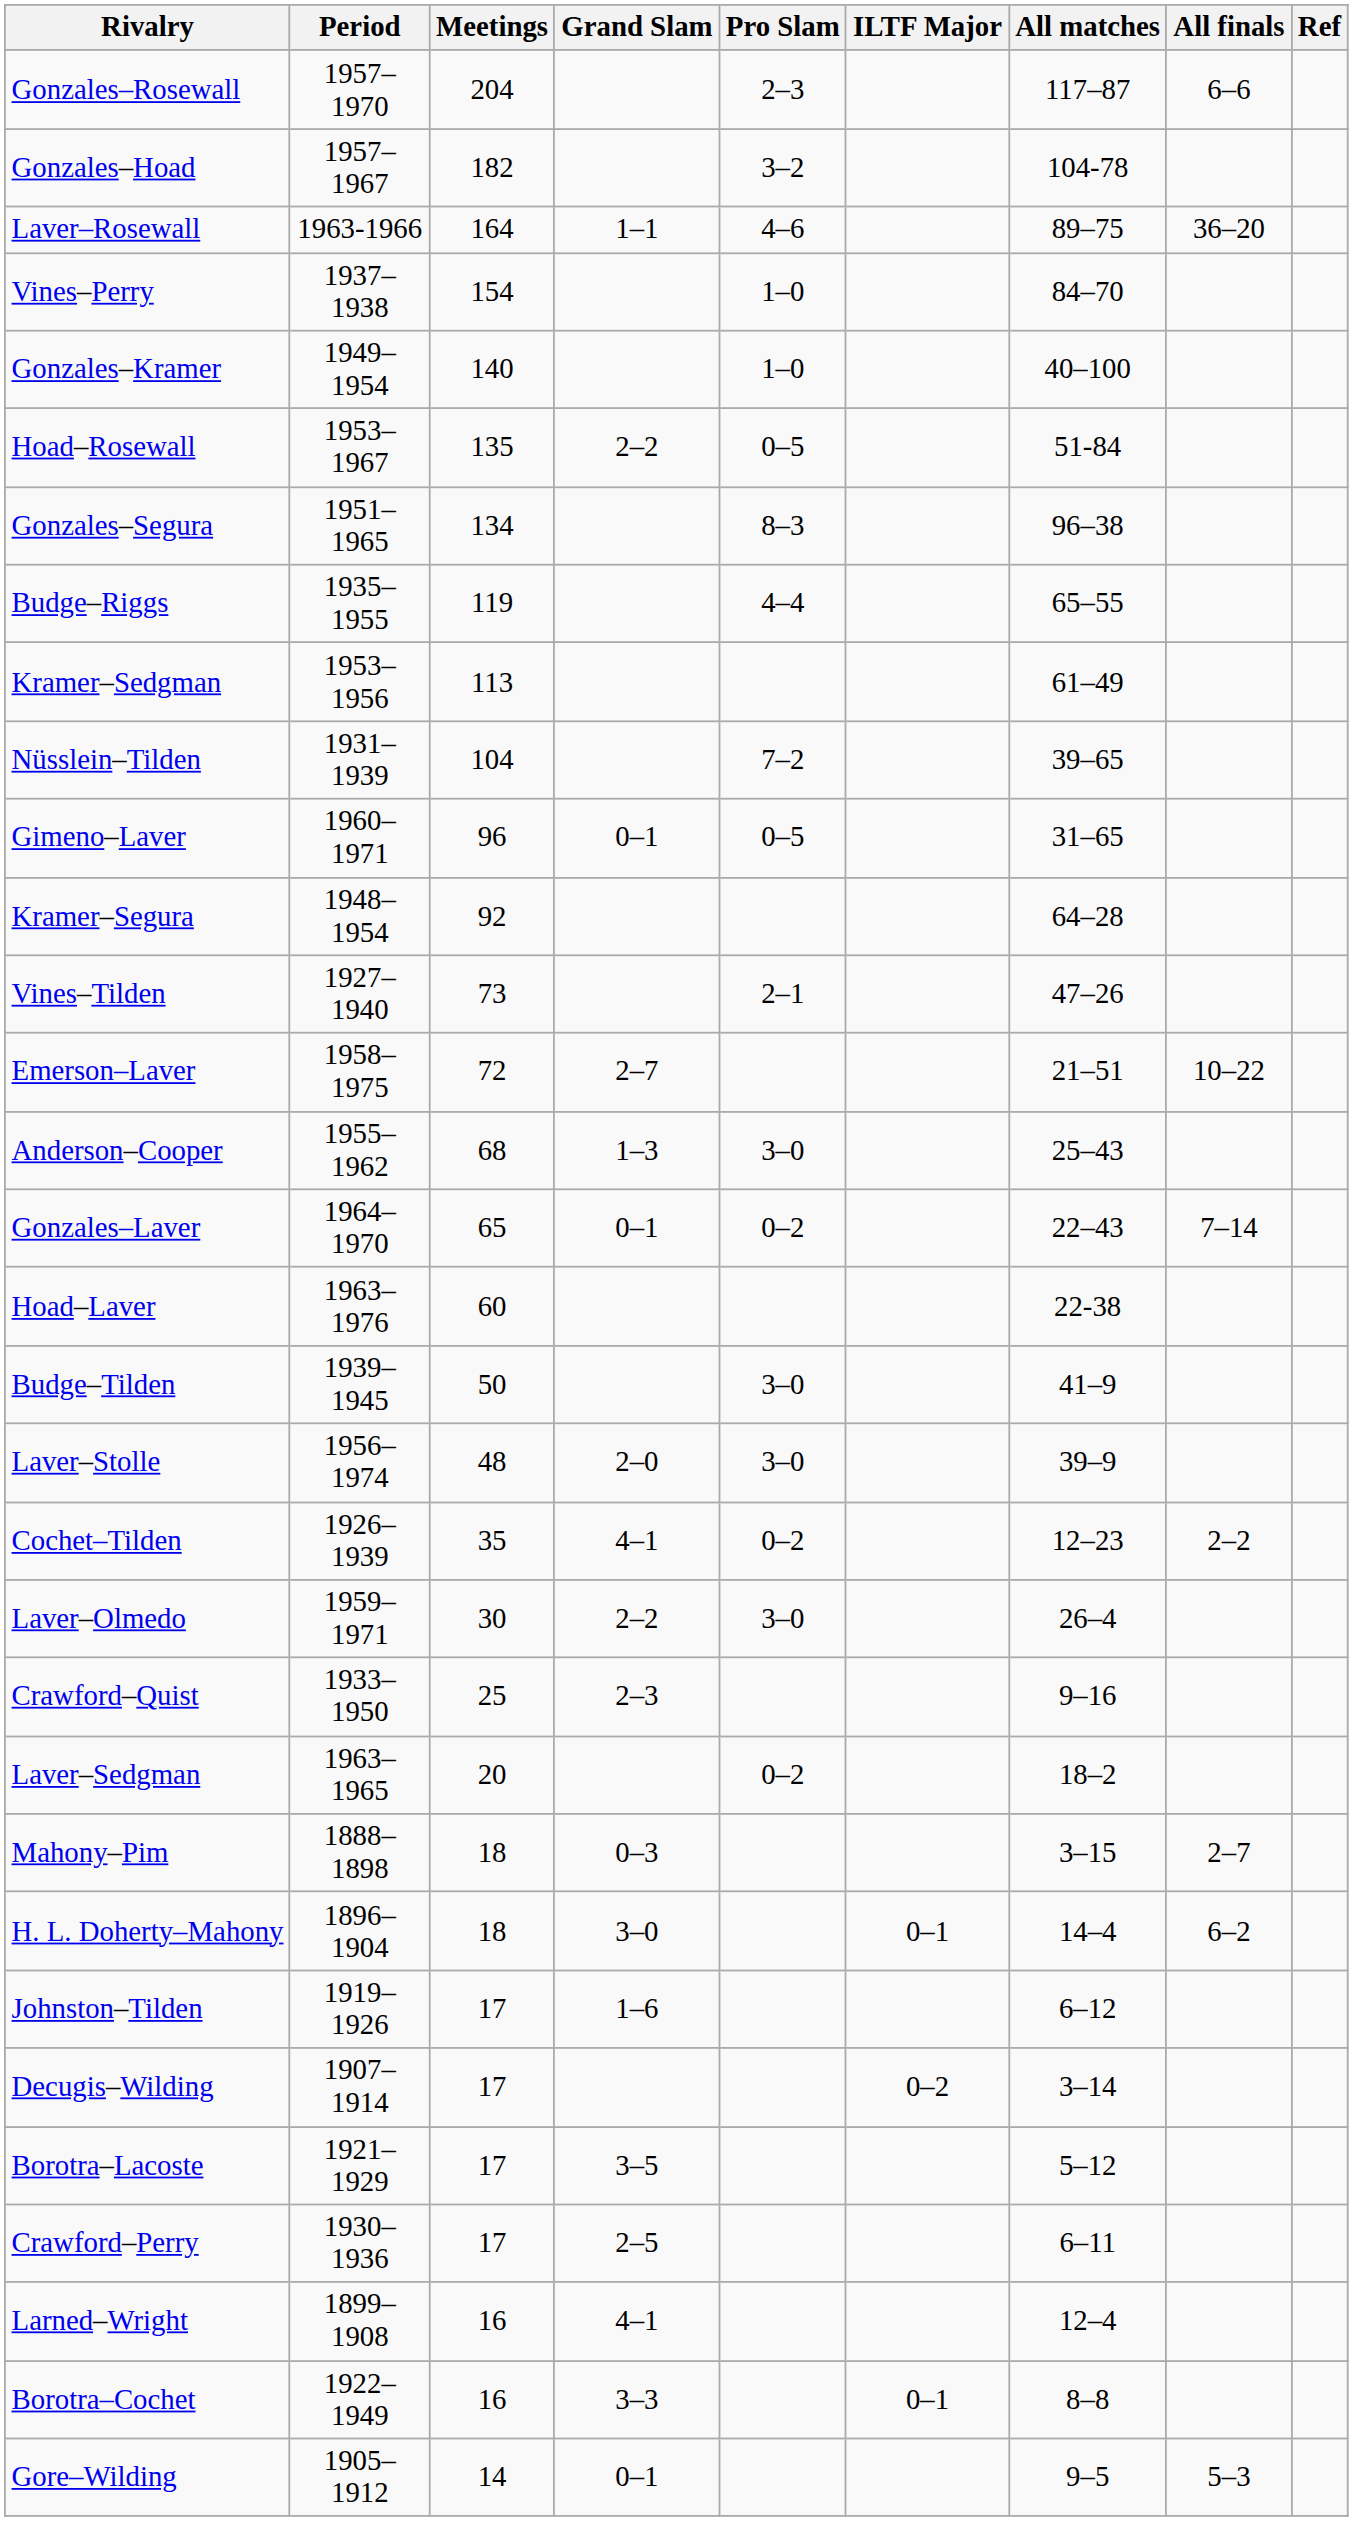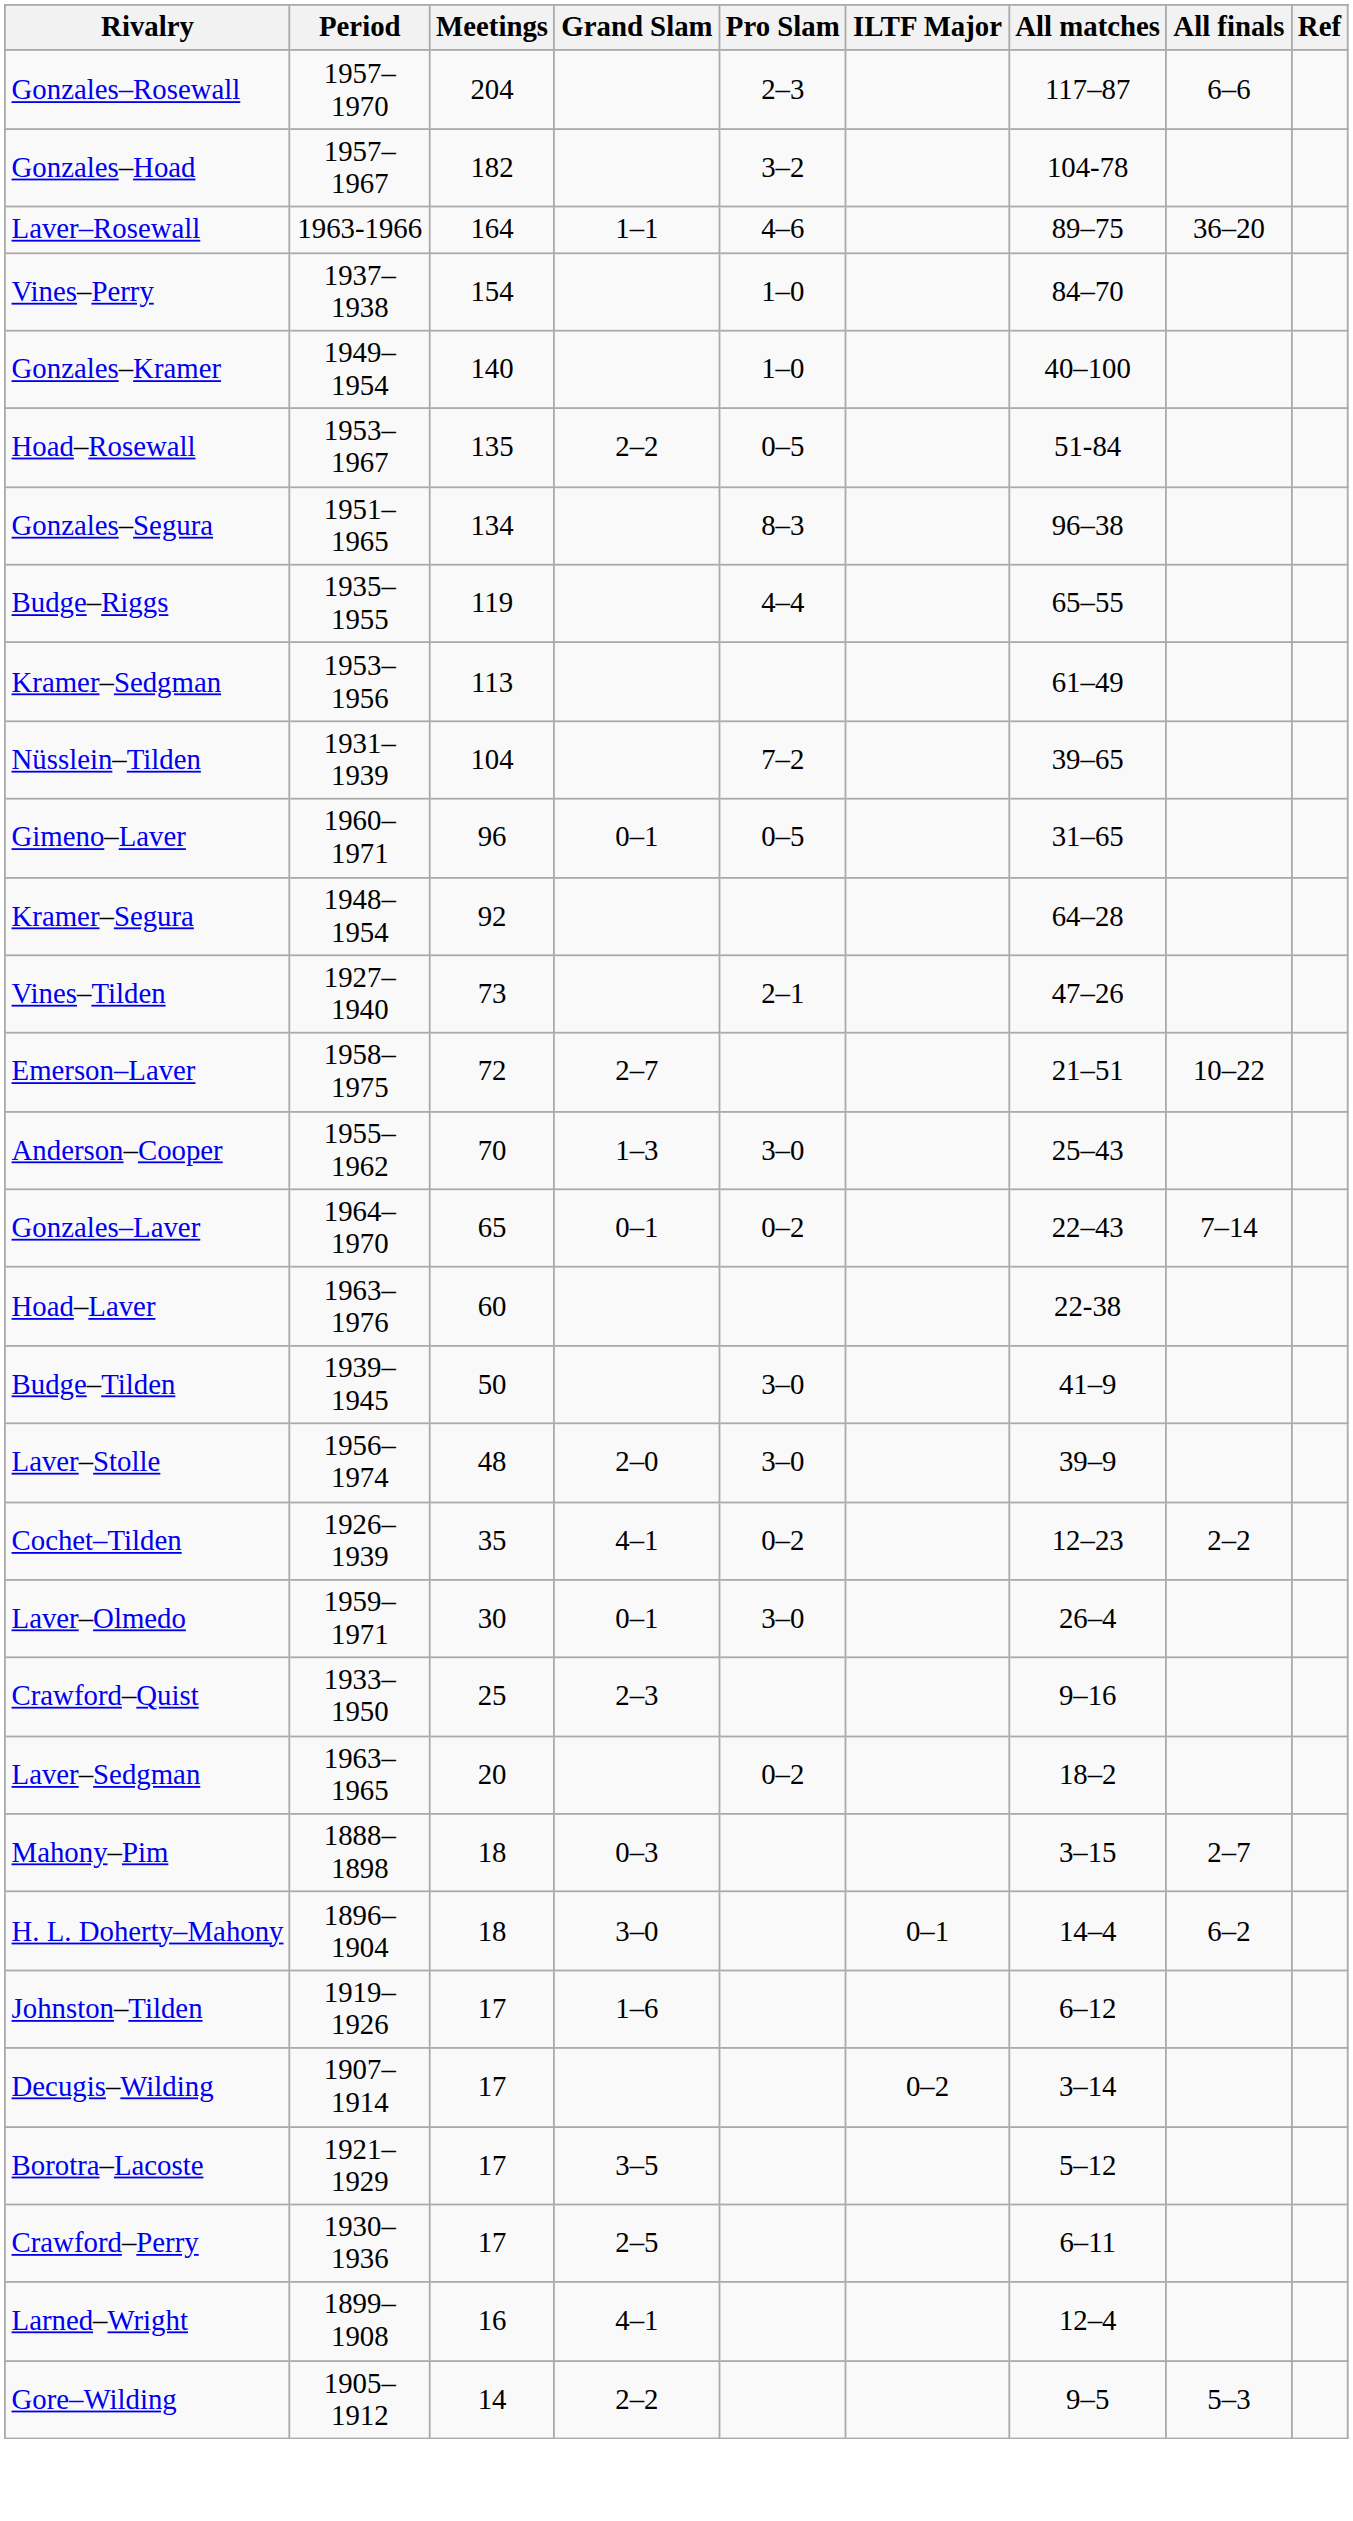(492, 1149) 68 -> (492, 1149) 70
(637, 1618) 2–2 -> (637, 1618) 0–1
- row: (104, 2399)
(637, 2477) 0–1 -> (637, 2399) 2–2
